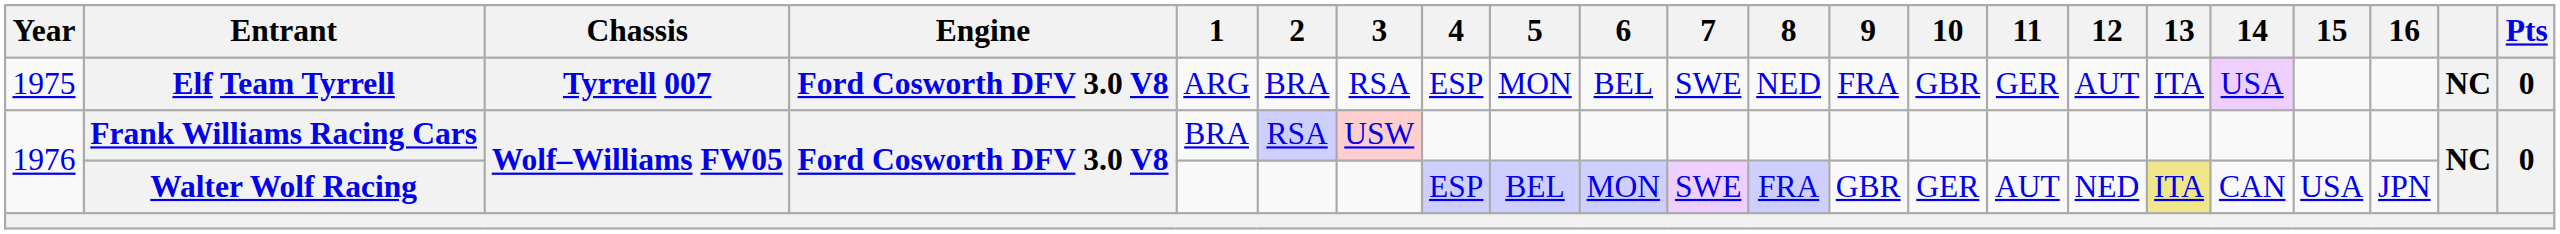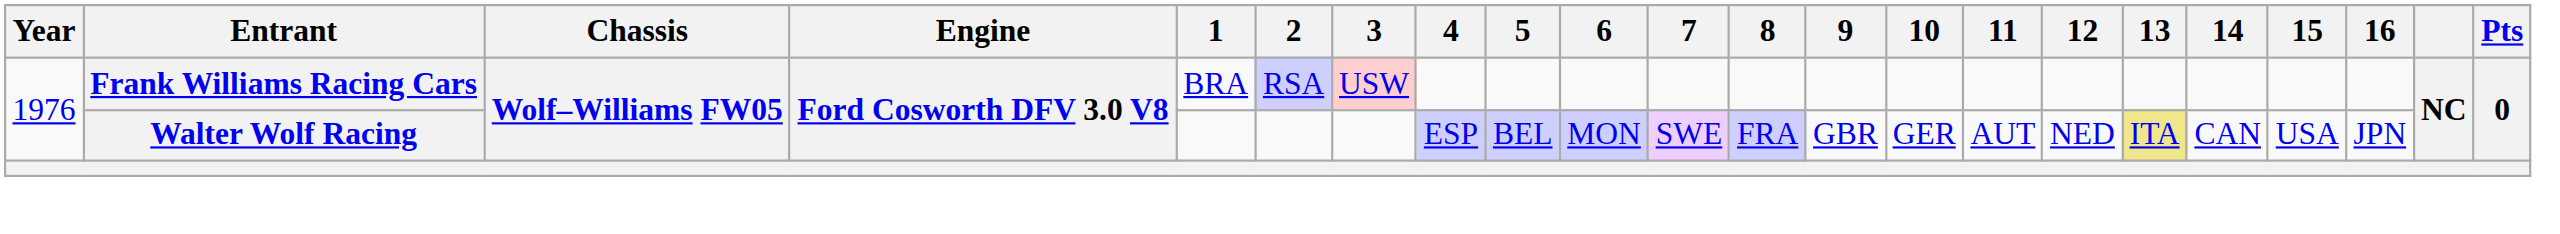- row: (284, 82)
